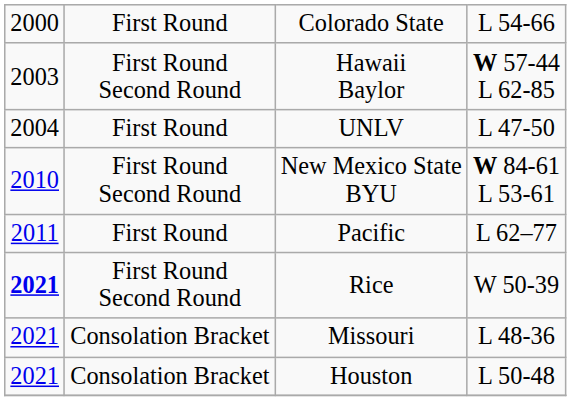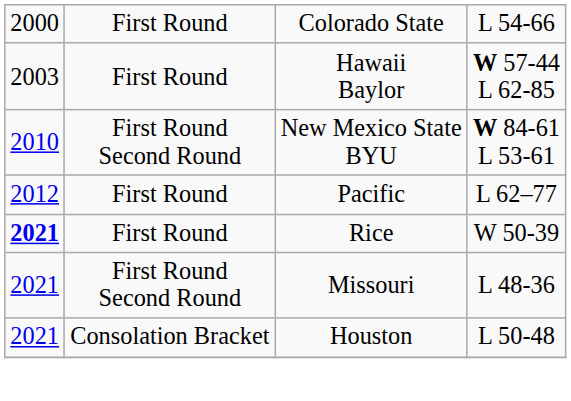(170, 76) First Round Second Round -> (170, 76) First Round
- row: (371, 128)
(35, 232) 2011 -> (35, 194) 2012
(170, 285) First Round Second Round -> (170, 232) First Round
(170, 337) Consolation Bracket -> (170, 285) First Round Second Round
